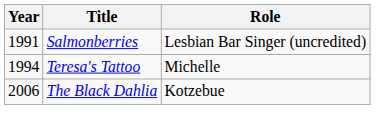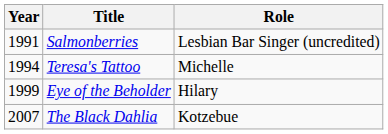+ row: (109, 91)
(24, 91) 2006 -> (24, 116) 2007
